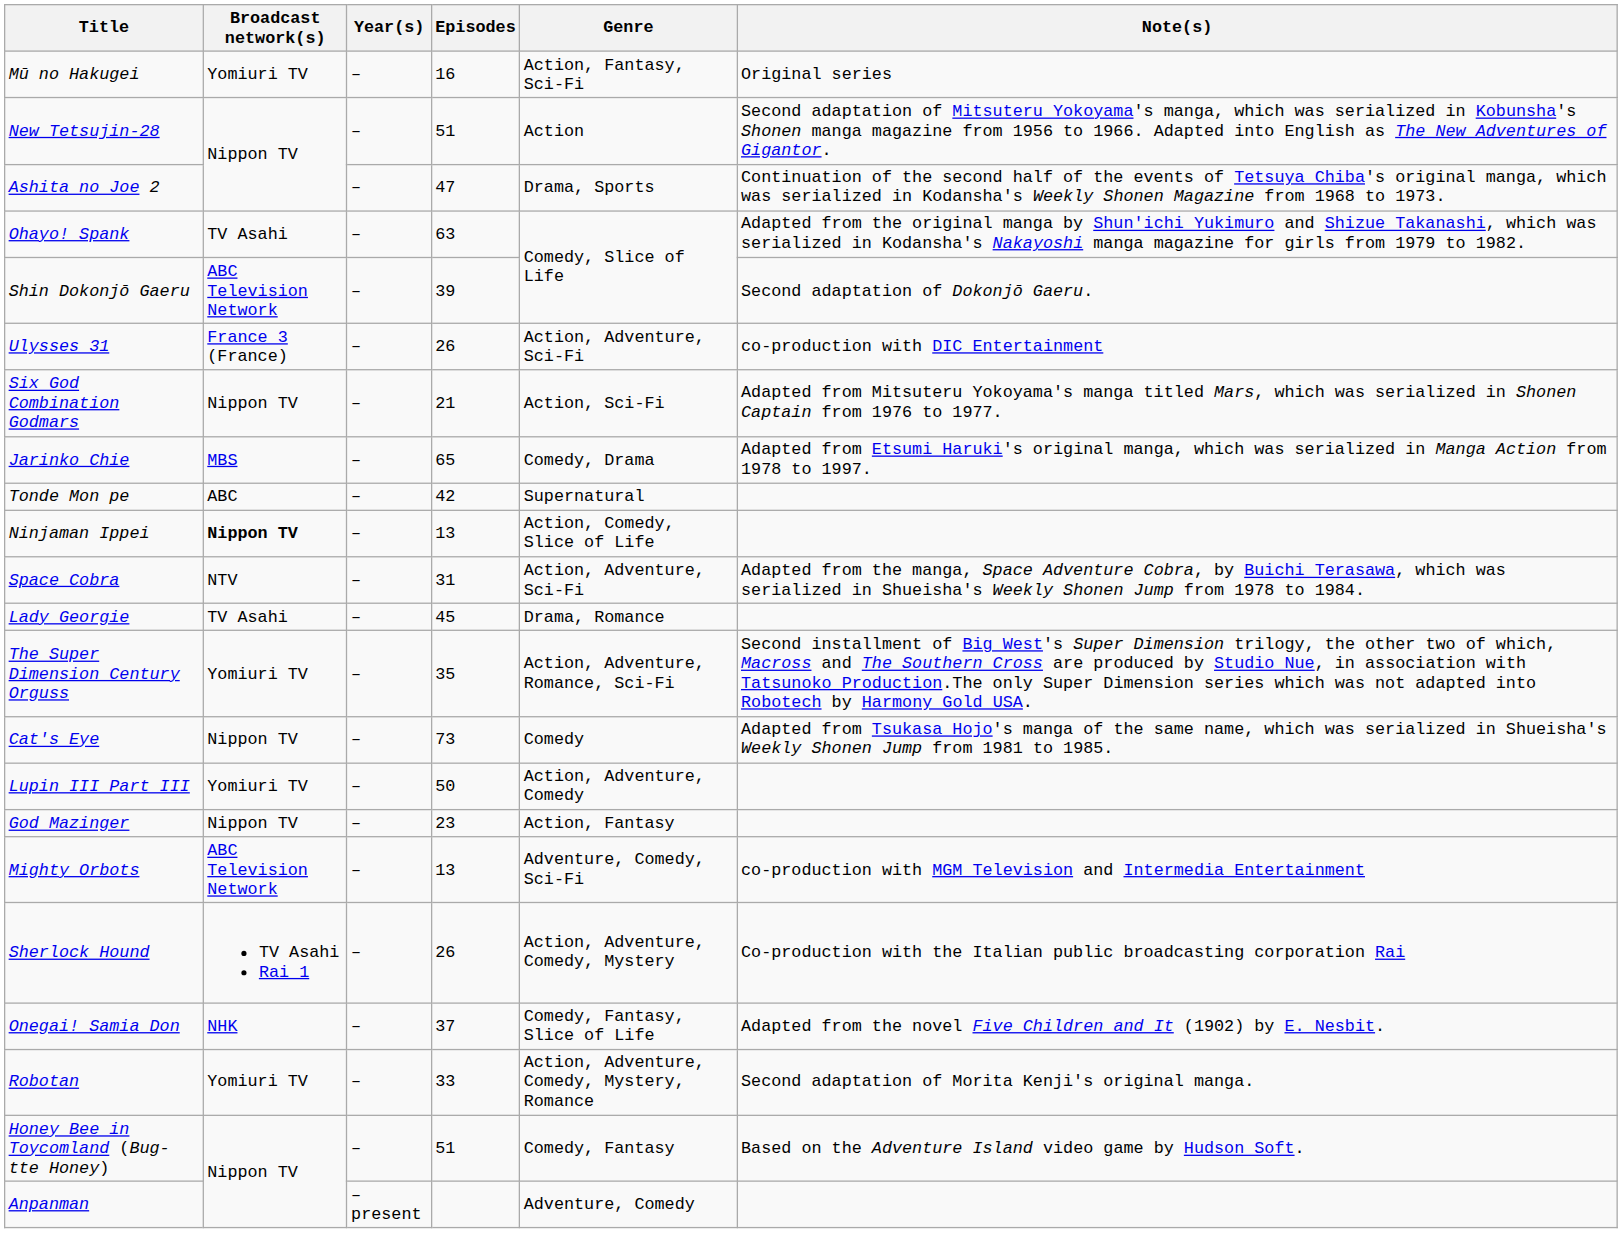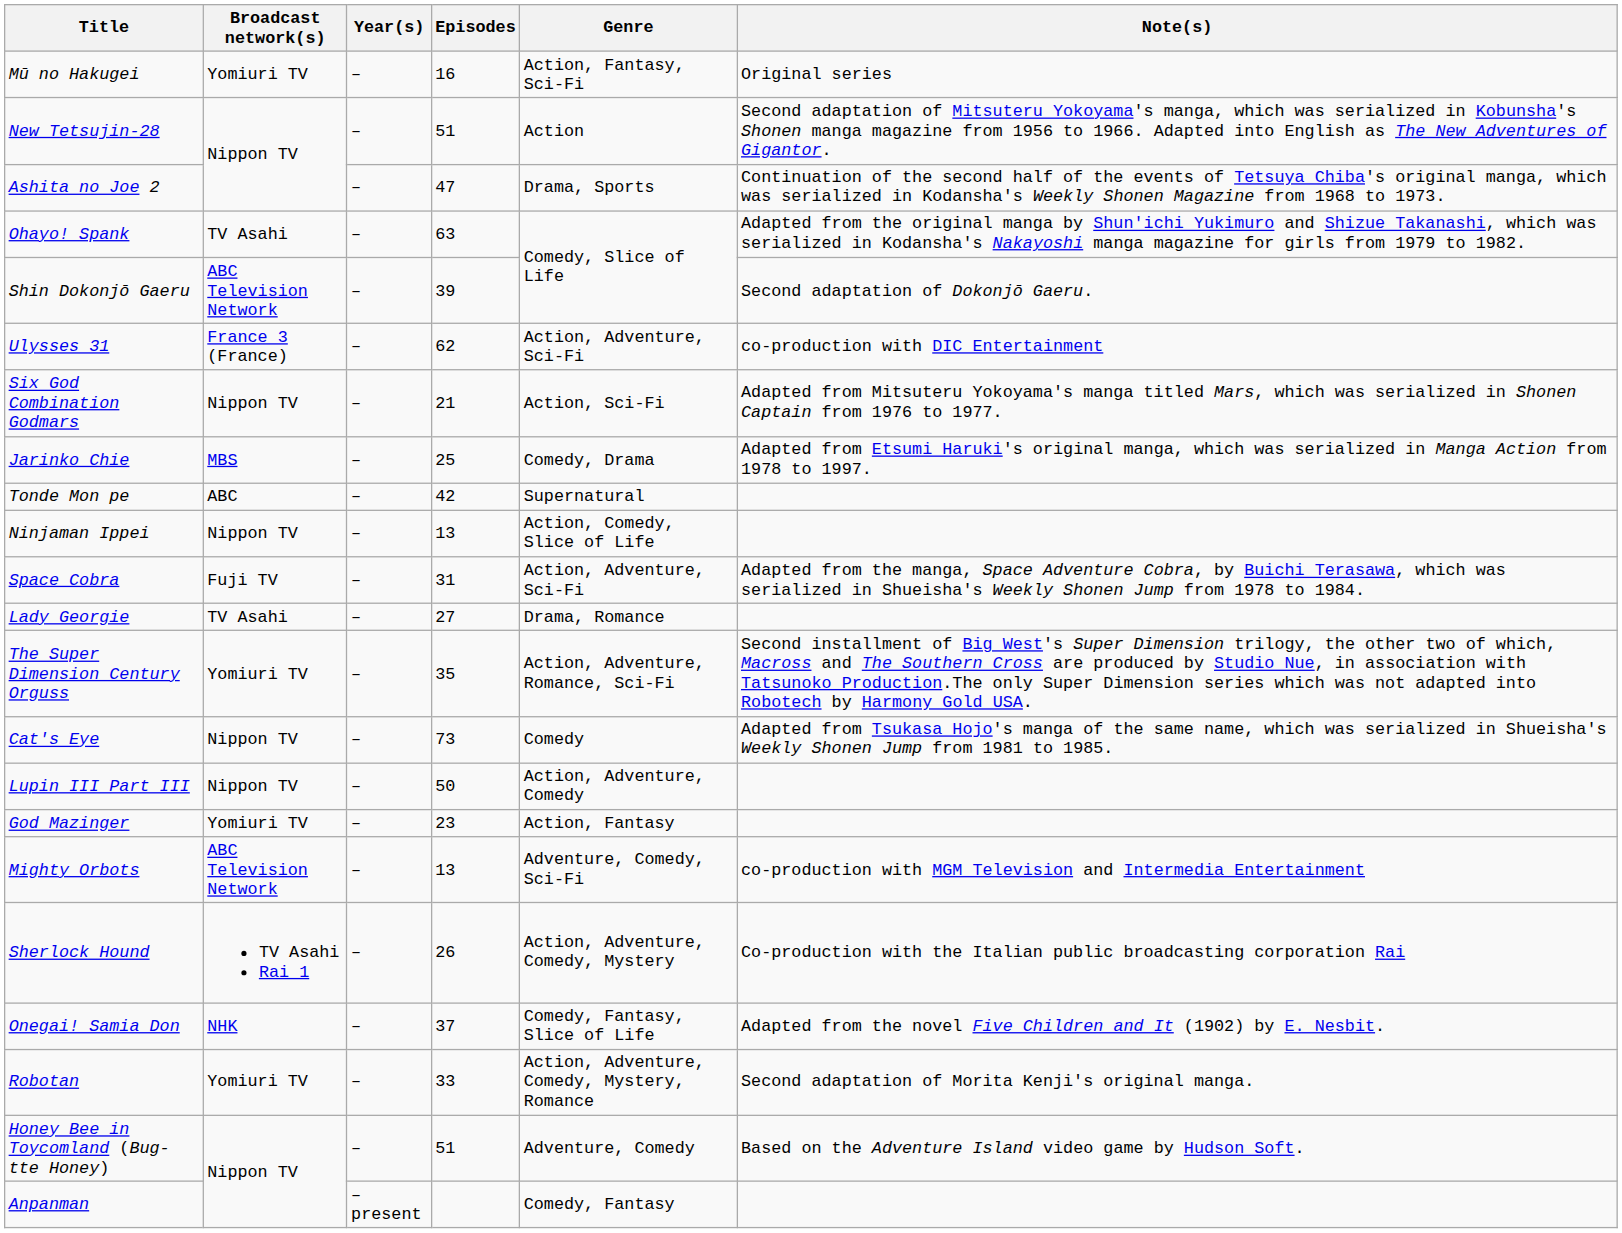(445, 347) 26 -> (445, 347) 62
(445, 459) 65 -> (445, 459) 25
(253, 534) bold -> (253, 534) normal
(222, 580) NTV -> (242, 580) Fuji TV
(445, 617) 45 -> (445, 617) 27
(258, 786) Yomiuri TV -> (253, 786) Nippon TV
(253, 823) Nippon TV -> (258, 823) Yomiuri TV
(599, 1148) Comedy, Fantasy -> (609, 1148) Adventure, Comedy
(609, 1205) Adventure, Comedy -> (599, 1205) Comedy, Fantasy
